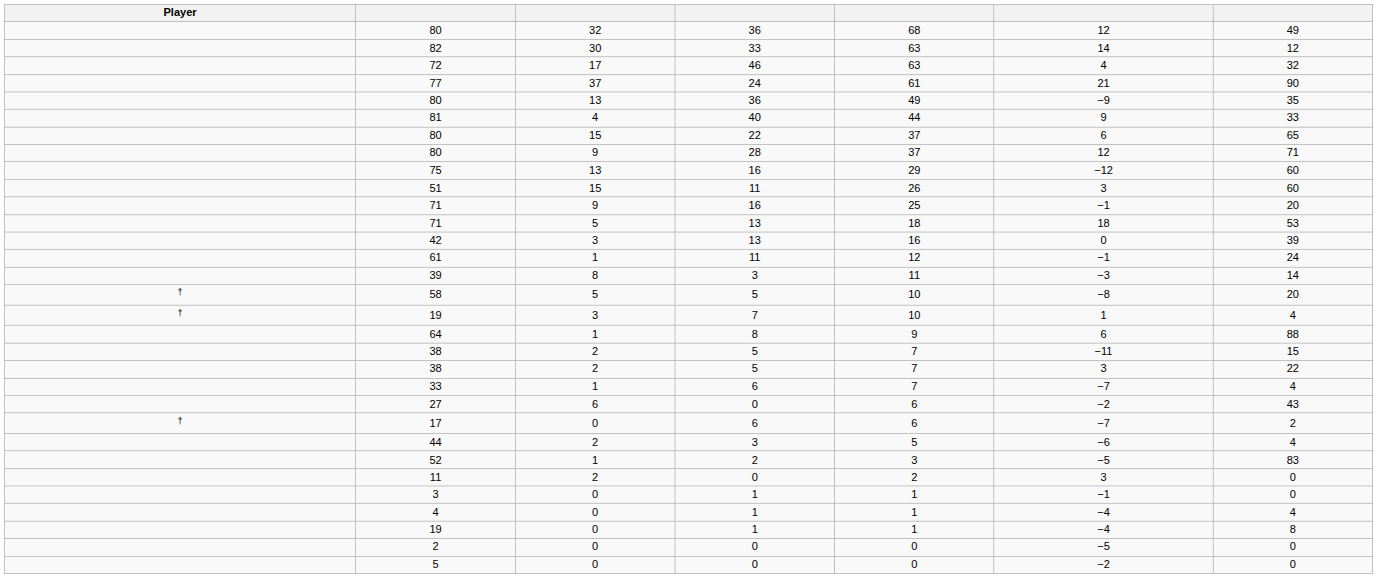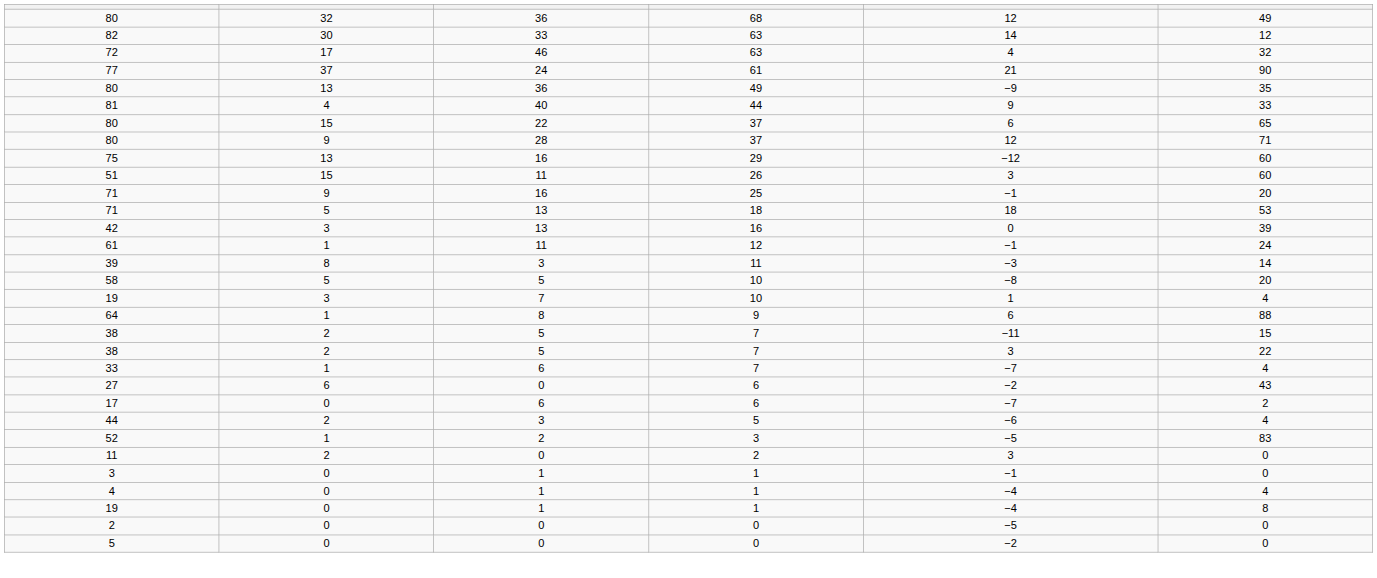- column: (180, 13)
